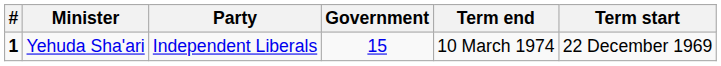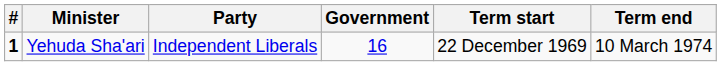columns swapped: (637, 18) <-> (496, 18)
(377, 46) 15 -> (377, 46) 16
